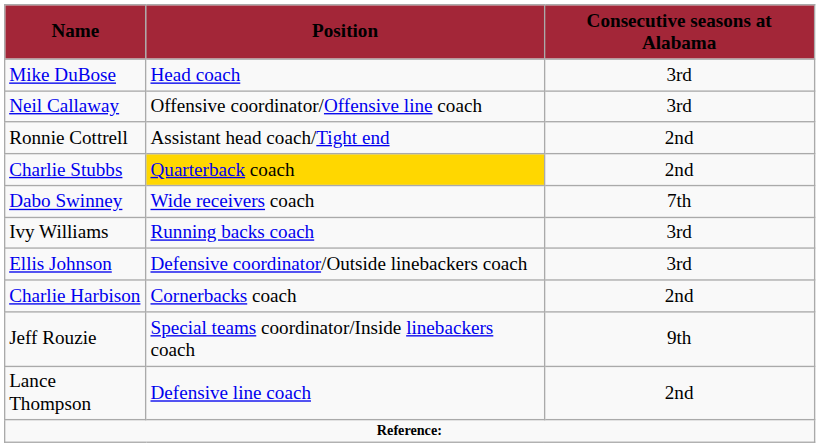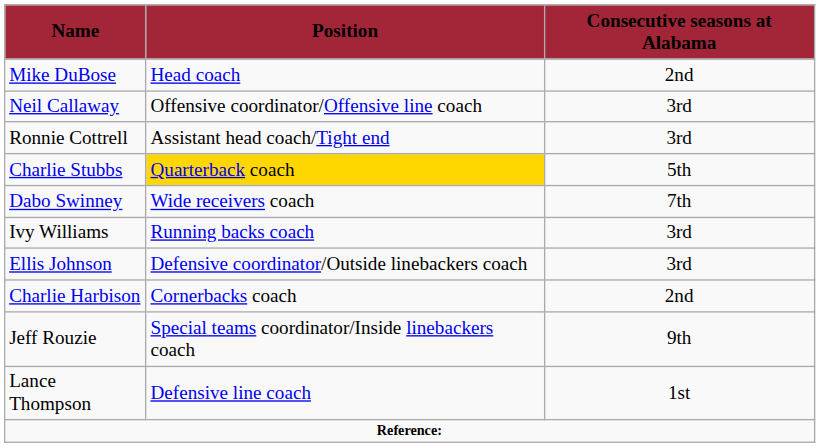(679, 74) 3rd -> (679, 74) 2nd
(679, 138) 2nd -> (679, 138) 3rd
(679, 169) 2nd -> (679, 169) 5th
(679, 393) 2nd -> (679, 393) 1st
